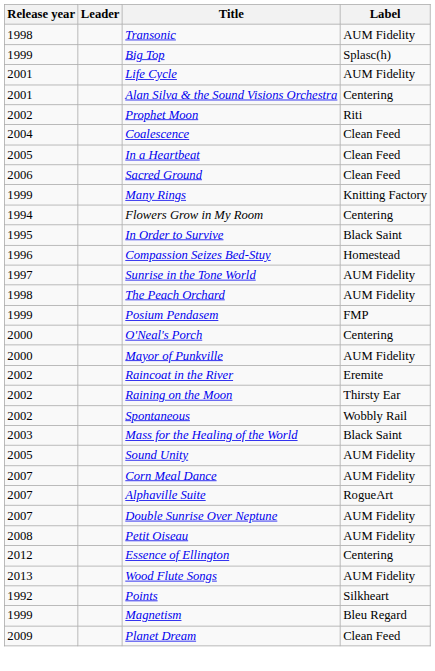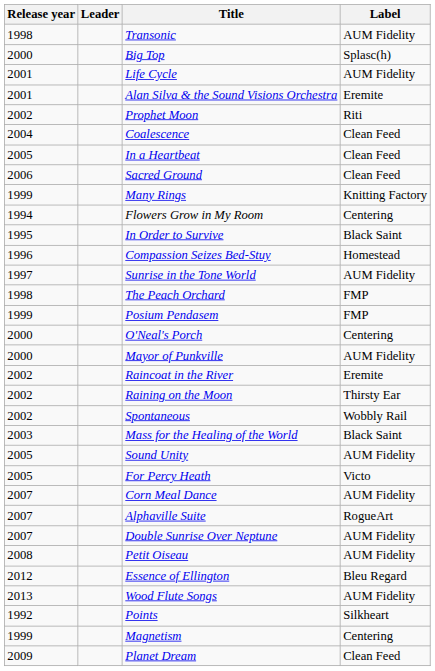(20, 54) 1999 -> (20, 54) 2000
(368, 94) Centering -> (363, 94) Eremite
(379, 295) AUM Fidelity -> (356, 295) FMP
+ row: (168, 475)
(368, 555) Centering -> (375, 575) Bleu Regard
(375, 615) Bleu Regard -> (368, 635) Centering
